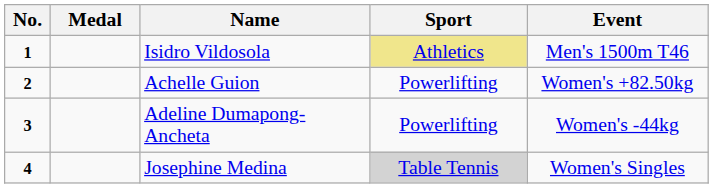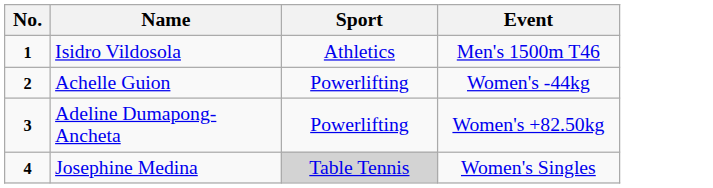- column: (95, 20)
(448, 51) khaki background -> (359, 51) no background
(617, 82) Women's +82.50kg -> (528, 82) Women's -44kg
(617, 124) Women's -44kg -> (528, 124) Women's +82.50kg
